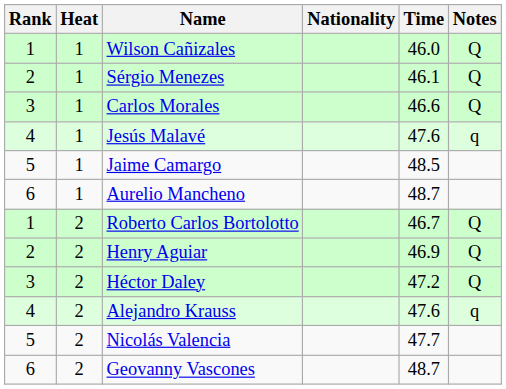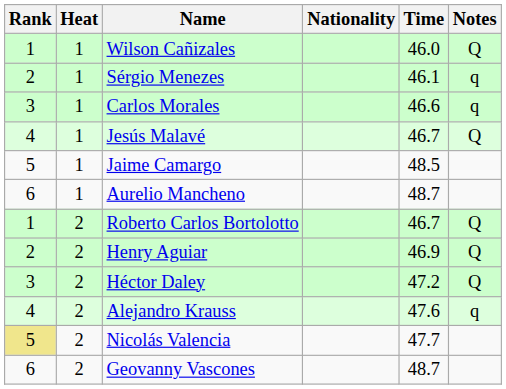(475, 77) Q -> (475, 77) q
(475, 106) Q -> (475, 106) q
(424, 135) 47.6 -> (424, 135) 46.7
(475, 135) q -> (475, 135) Q
(30, 340) no background -> (30, 340) khaki background
